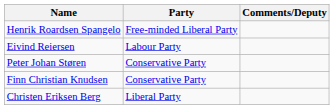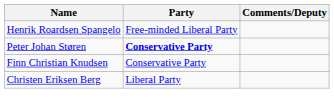- row: (41, 46)
(166, 63) normal -> (169, 46) bold
